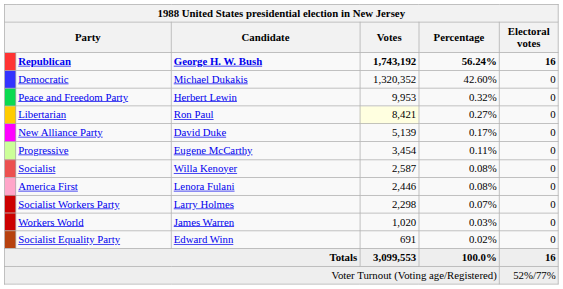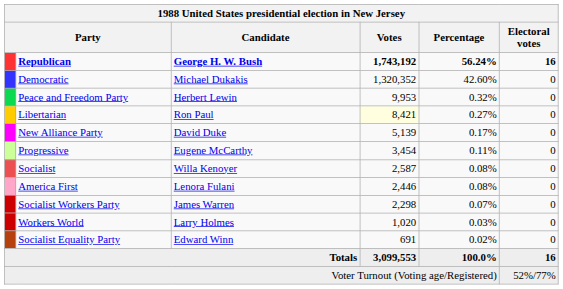(204, 204) Larry Holmes -> (204, 204) James Warren
(204, 222) James Warren -> (204, 222) Larry Holmes
